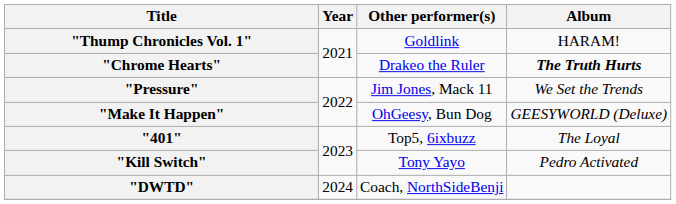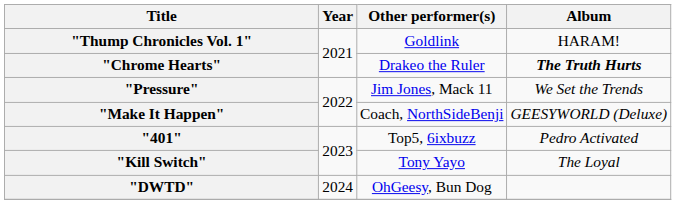(432, 114) OhGeesy, Bun Dog -> (432, 114) Coach, NorthSideBenji
(589, 138) The Loyal -> (589, 138) Pedro Activated
(589, 162) Pedro Activated -> (589, 162) The Loyal
(432, 187) Coach, NorthSideBenji -> (432, 187) OhGeesy, Bun Dog
